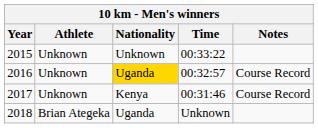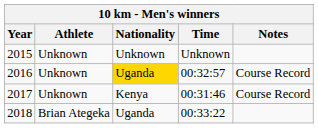(203, 53) 00:33:22 -> (205, 53) Unknown
(205, 113) Unknown -> (203, 113) 00:33:22
